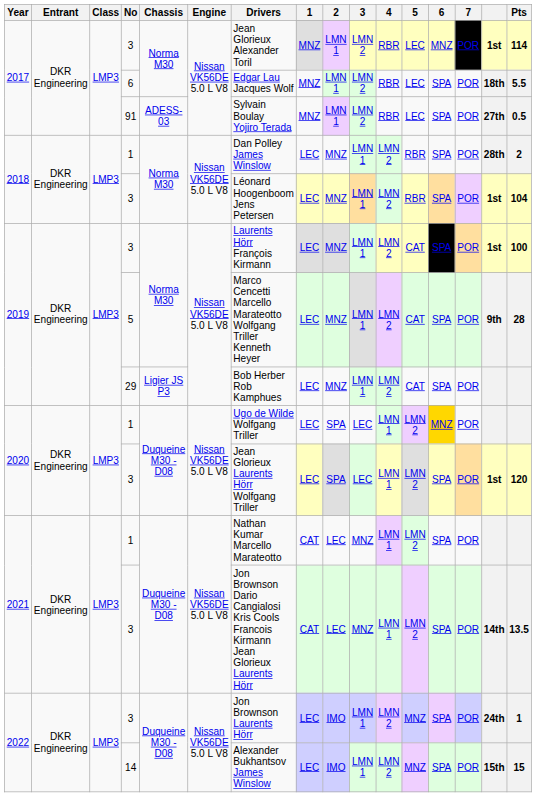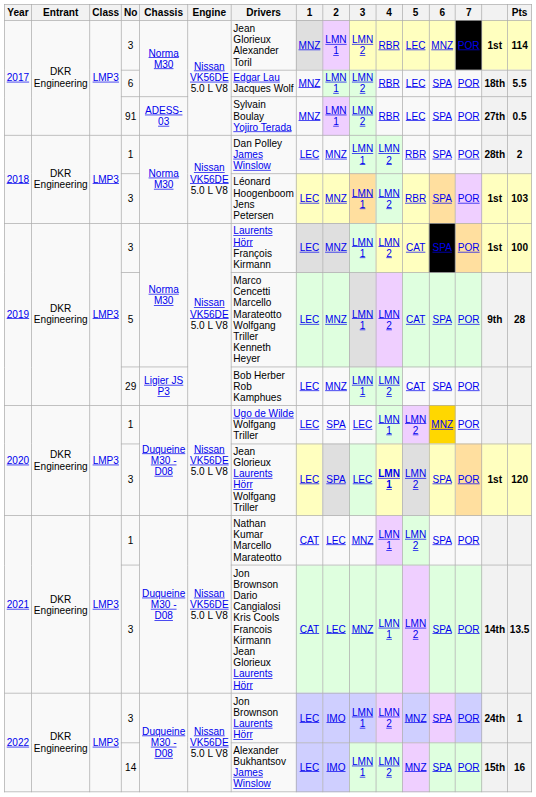(519, 199) 104 -> (520, 199) 103
(389, 480) normal -> (389, 480) bold
(519, 768) 15 -> (520, 768) 16
